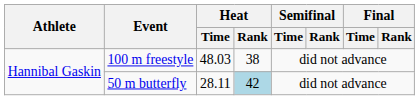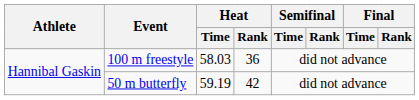(215, 60) 48.03 -> (215, 60) 58.03
(253, 60) 38 -> (253, 60) 36
(215, 83) 28.11 -> (215, 83) 59.19
(253, 83) lightblue background -> (253, 83) no background
